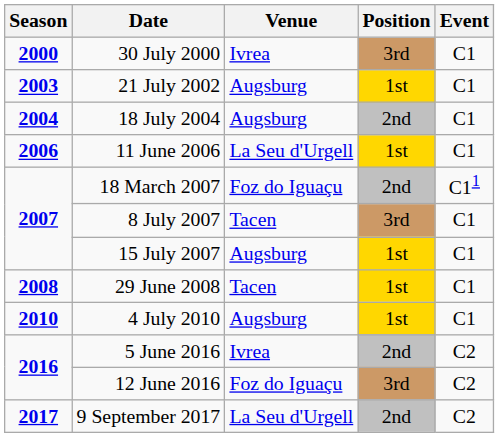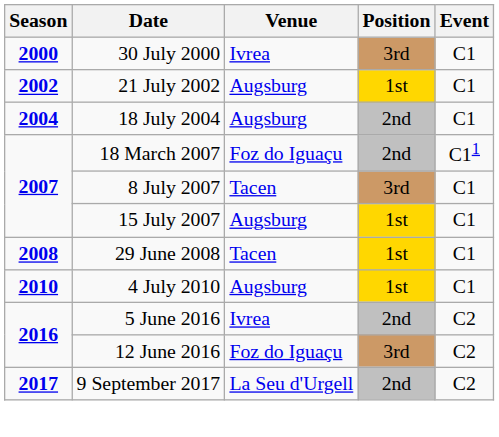(38, 86) 2003 -> (38, 86) 2002
- row: (168, 151)
